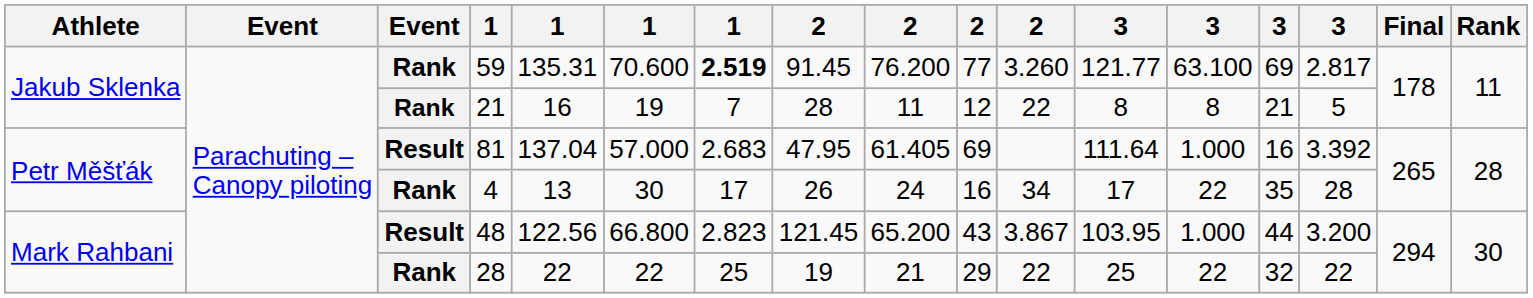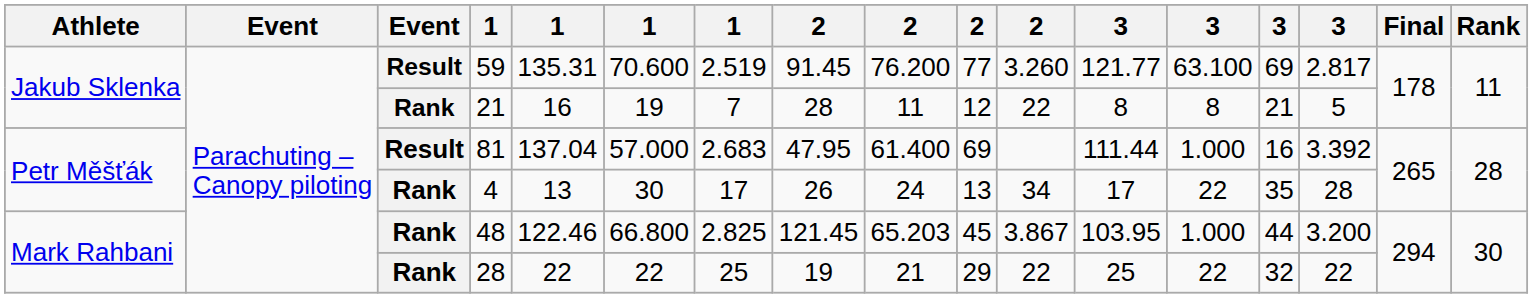(424, 67) Rank -> (424, 67) Result
(734, 67) bold -> (734, 67) normal
(910, 149) 61.405 -> (910, 149) 61.400
(1121, 149) 111.64 -> (1121, 149) 111.44
(977, 191) 16 -> (977, 191) 13
(424, 232) Result -> (424, 232) Rank
(557, 232) 122.56 -> (557, 232) 122.46
(734, 232) 2.823 -> (734, 232) 2.825
(910, 232) 65.200 -> (910, 232) 65.203
(977, 232) 43 -> (977, 232) 45
